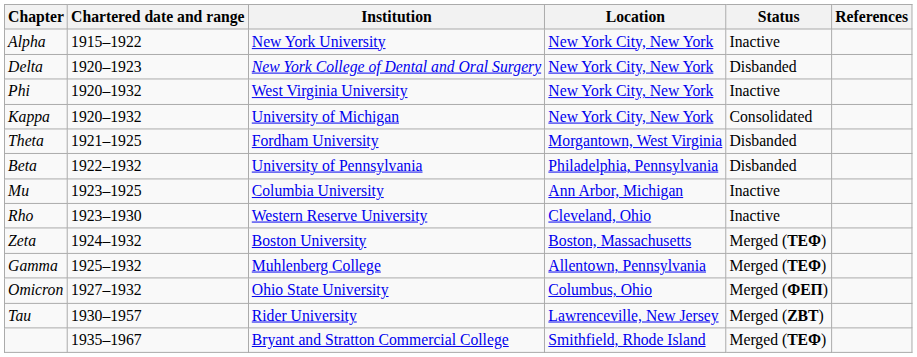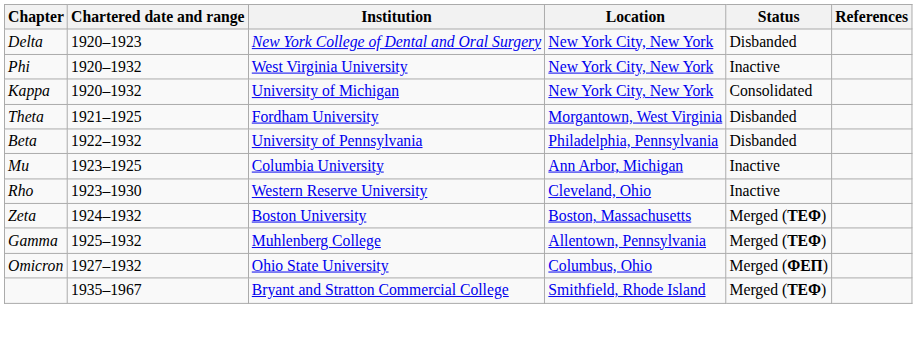- row: (27, 41)
- row: (20, 315)
